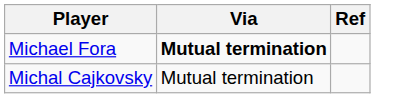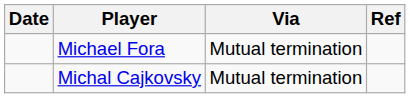+ column: (29, 19)
(244, 48) bold -> (286, 48) normal
